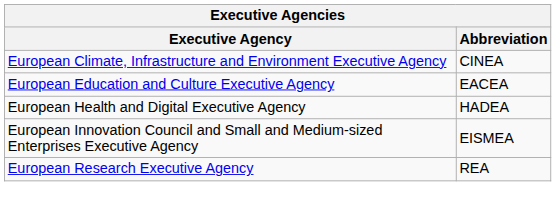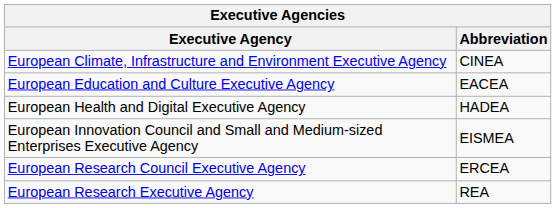+ row: (157, 169)
